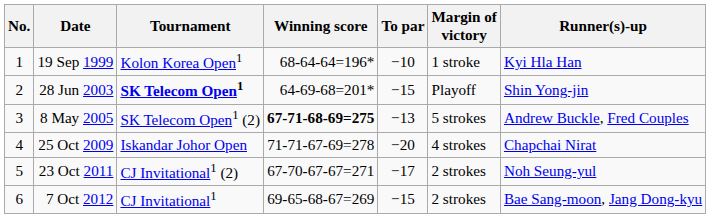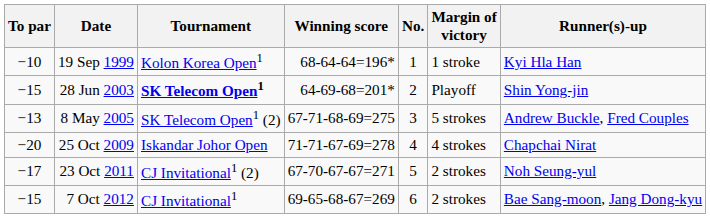columns swapped: (19, 26) <-> (403, 26)
(321, 118) bold -> (341, 118) normal
